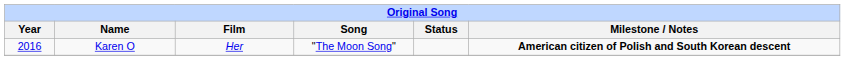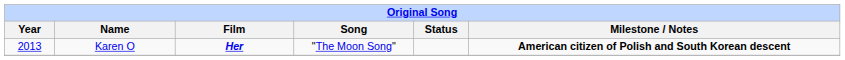(30, 47) 2016 -> (30, 47) 2013
(234, 47) normal -> (234, 47) bold
